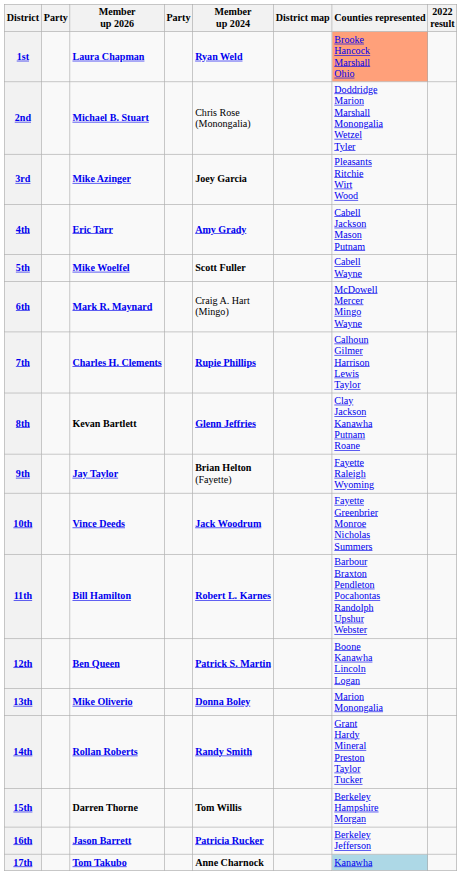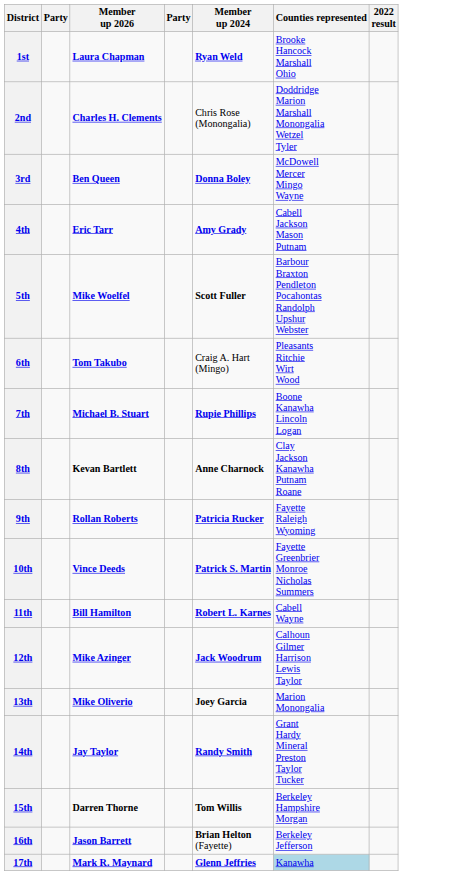- column: (303, 18)
(352, 56) lightsalmon background -> (294, 56) no background
(111, 118) Michael B. Stuart -> (117, 118) Charles H. Clements
(102, 179) Mike Azinger -> (96, 179) Ben Queen
(221, 179) Joey Garcia -> (223, 179) Donna Boley
(353, 179) Pleasants Ritchie Wirt Wood -> (297, 179) McDowell Mercer Mingo Wayne
(348, 268) Cabell Wayne -> (299, 296) Barbour Braxton Pendleton Pocahontas Randolph Upshur Webster
(112, 306) Mark R. Maynard -> (100, 363) Tom Takubo
(356, 306) McDowell Mercer Mingo Wayne -> (294, 363) Pleasants Ritchie Wirt Wood
(117, 362) Charles H. Clements -> (111, 413) Michael B. Stuart
(352, 362) Calhoun Gilmer Harrison Lewis Taylor -> (295, 413) Boone Kanawha Lincoln Logan
(226, 423) Glenn Jeffries -> (229, 469) Anne Charnock
(95, 473) Jay Taylor -> (105, 519) Rollan Roberts
(223, 473) Brian Helton (Fayette) -> (229, 519) Patricia Rucker
(228, 523) Jack Woodrum -> (233, 569) Patrick S. Martin
(357, 596) Barbour Braxton Pendleton Pocahontas Randolph Upshur Webster -> (290, 613) Cabell Wayne
(96, 663) Ben Queen -> (102, 657) Mike Azinger
(233, 663) Patrick S. Martin -> (228, 657) Jack Woodrum
(353, 663) Boone Kanawha Lincoln Logan -> (293, 657) Calhoun Gilmer Harrison Lewis Taylor
(223, 702) Donna Boley -> (221, 702) Joey Garcia
(105, 752) Rollan Roberts -> (95, 752) Jay Taylor
(229, 840) Patricia Rucker -> (223, 840) Brian Helton (Fayette)
(100, 862) Tom Takubo -> (112, 862) Mark R. Maynard
(229, 862) Anne Charnock -> (226, 862) Glenn Jeffries
